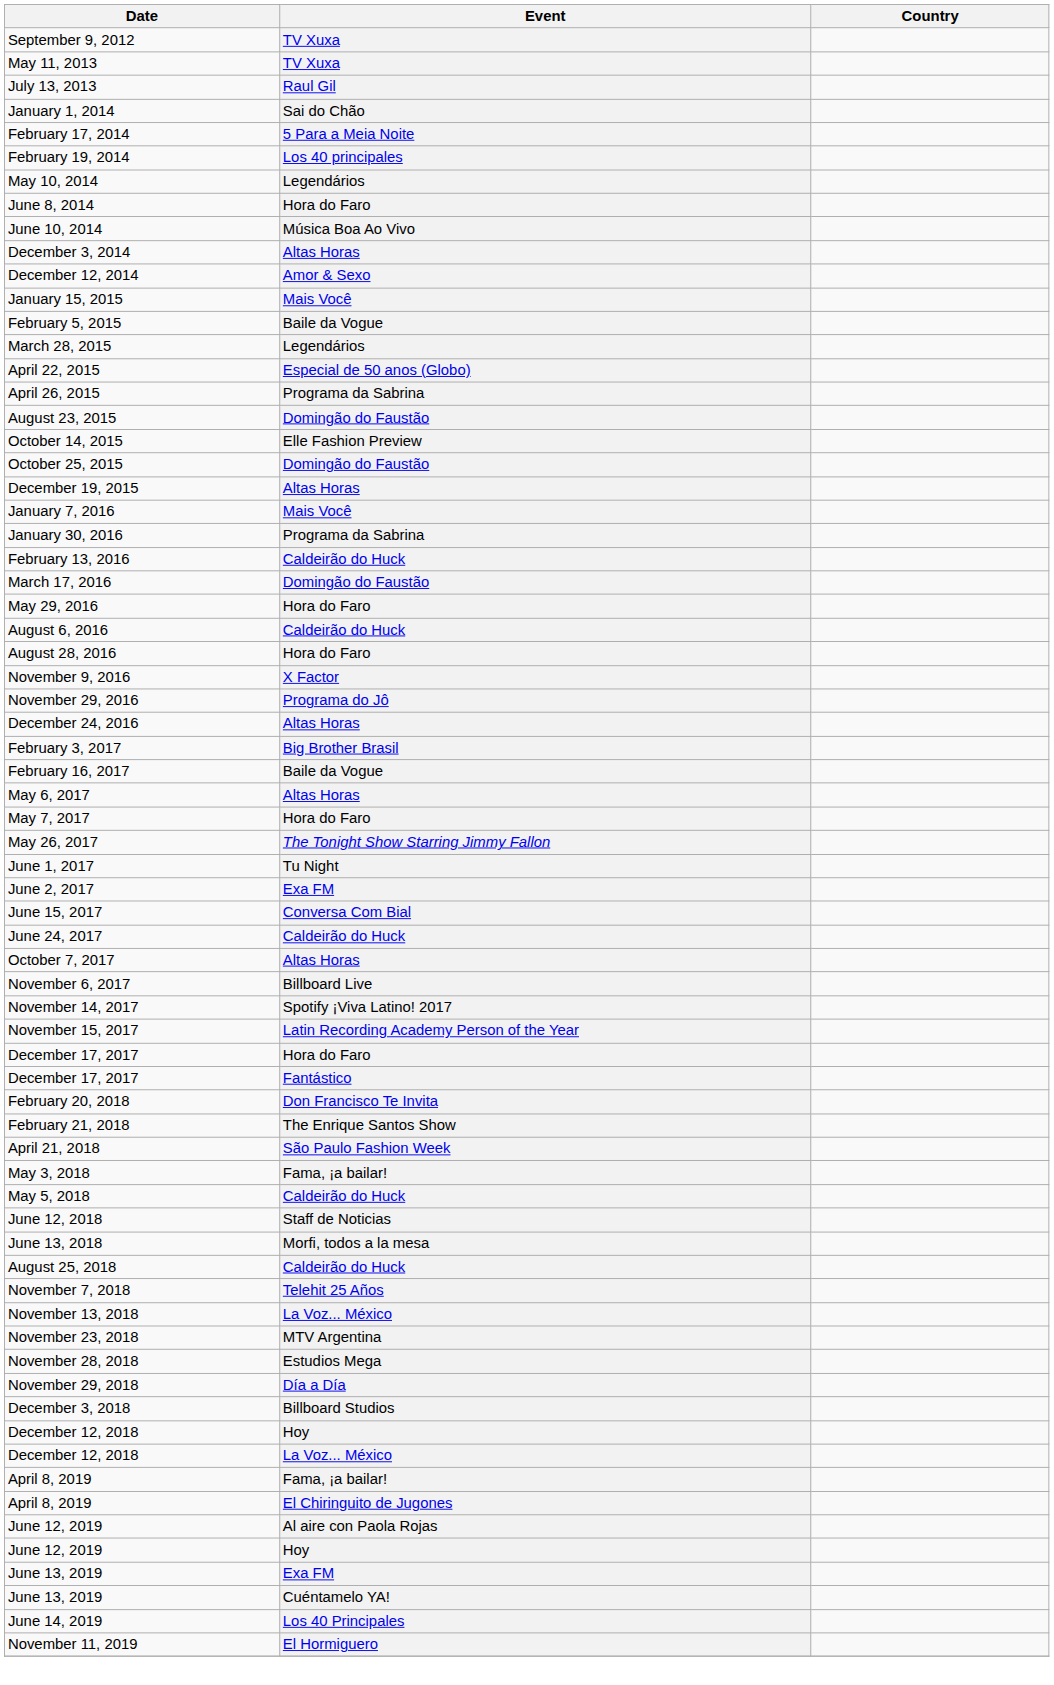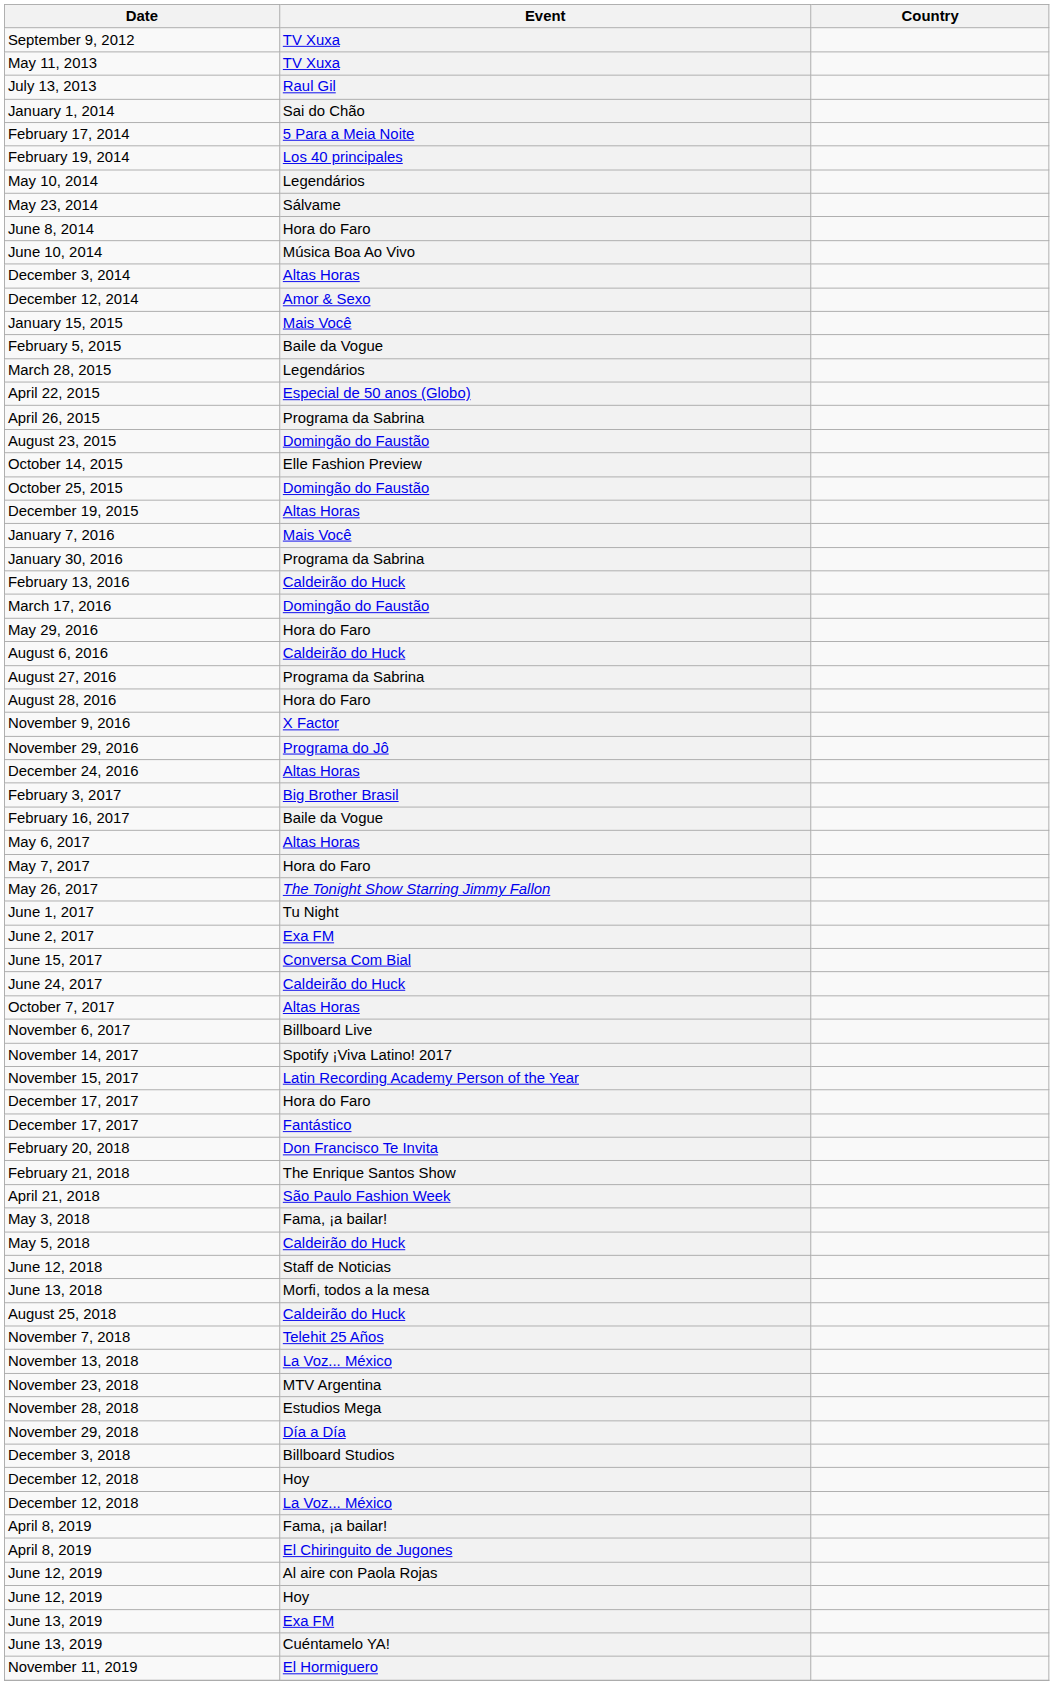+ row: (53, 205)
+ row: (62, 677)
- row: (55, 1621)
